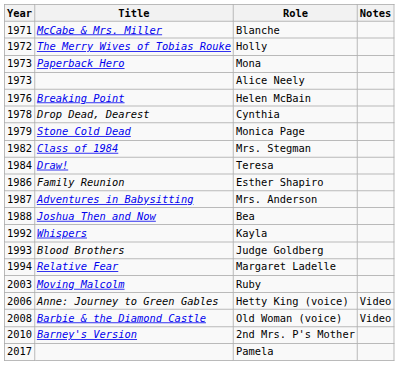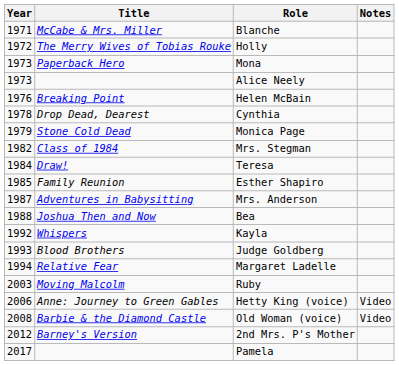(19, 182) 1986 -> (19, 182) 1985
(19, 335) 2010 -> (19, 335) 2012
